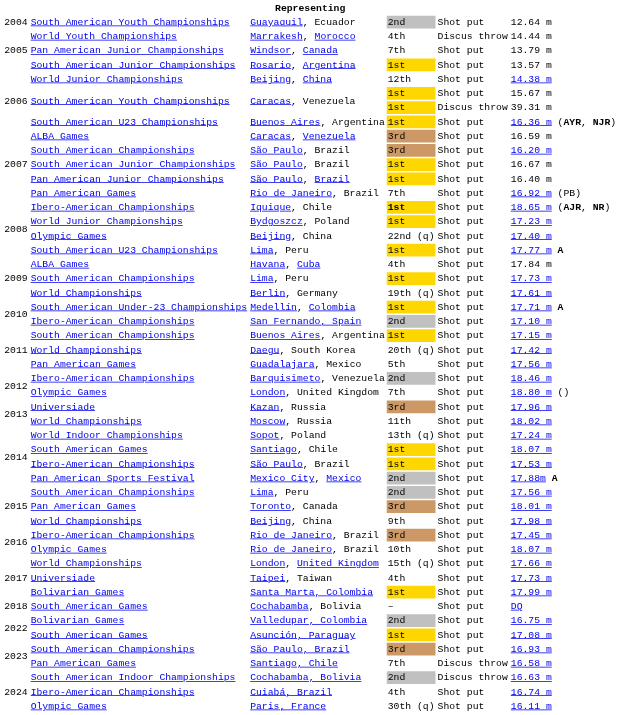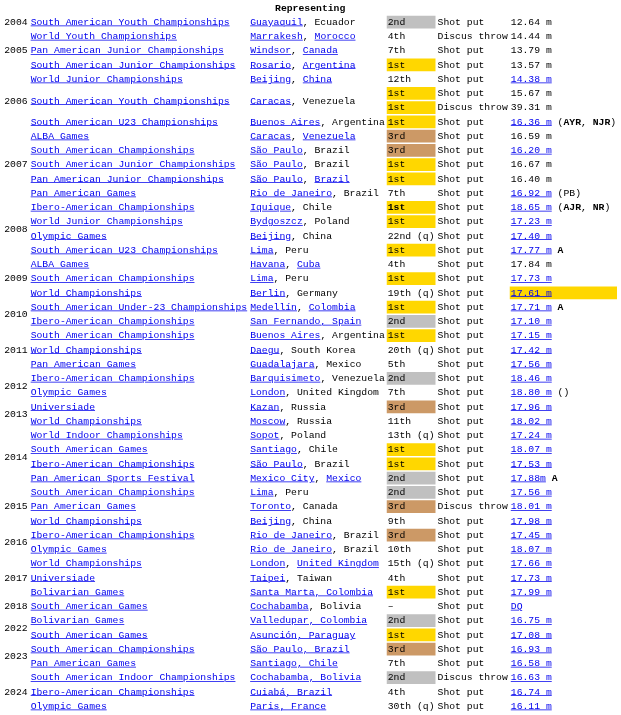(531, 293) no background -> (531, 293) gold background
(461, 507) Shot put -> (473, 507) Discus throw
(473, 663) Discus throw -> (461, 663) Shot put
